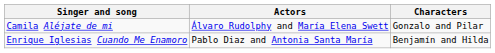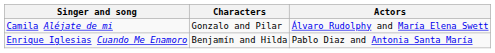columns swapped: (441, 12) <-> (290, 12)
